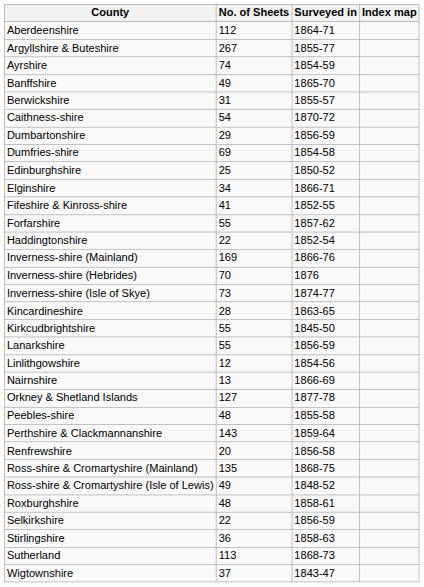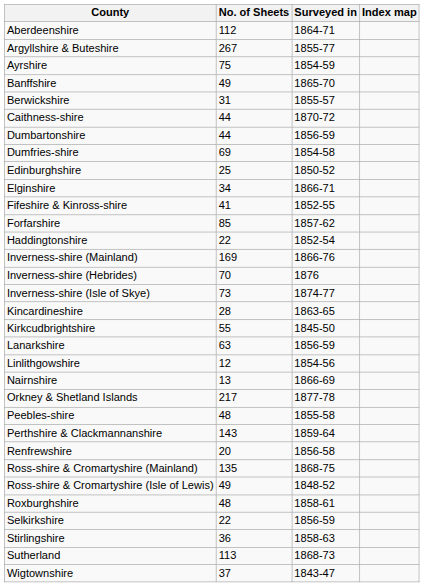(225, 65) 74 -> (225, 65) 75
(225, 118) 54 -> (225, 118) 44
(225, 135) 29 -> (225, 135) 44
(225, 223) 55 -> (225, 223) 85
(225, 345) 55 -> (225, 345) 63
(228, 398) 127 -> (228, 398) 217
